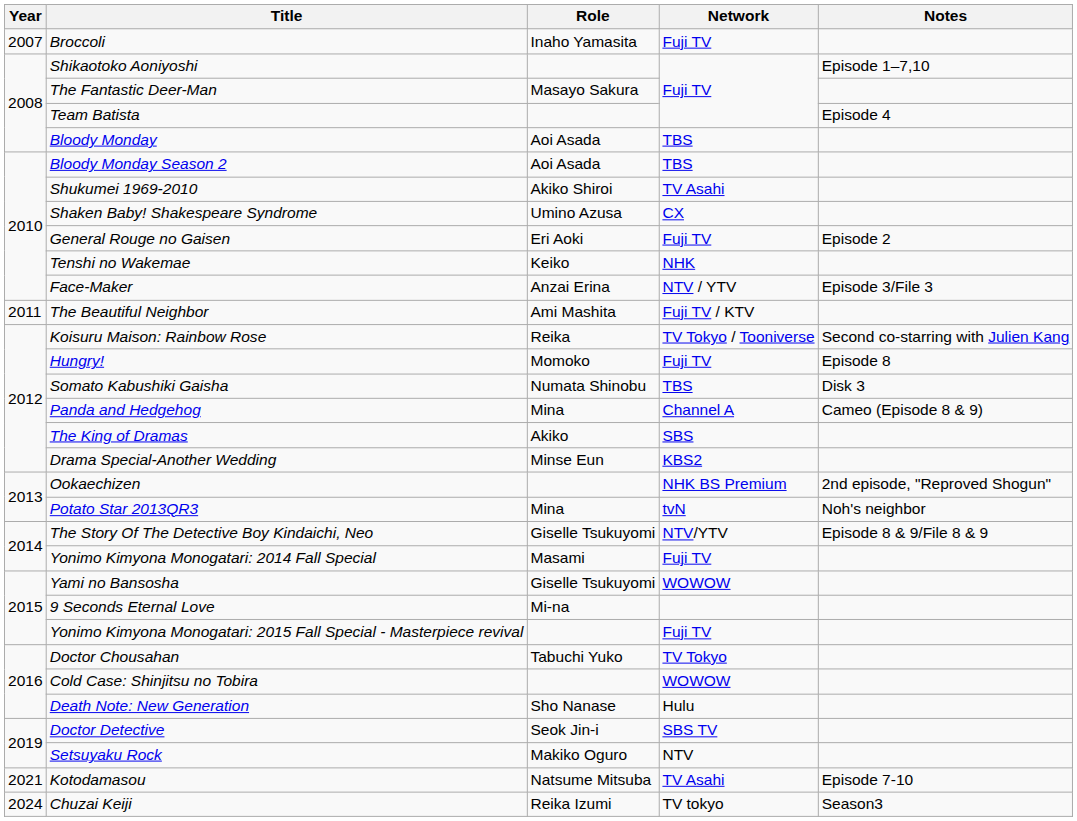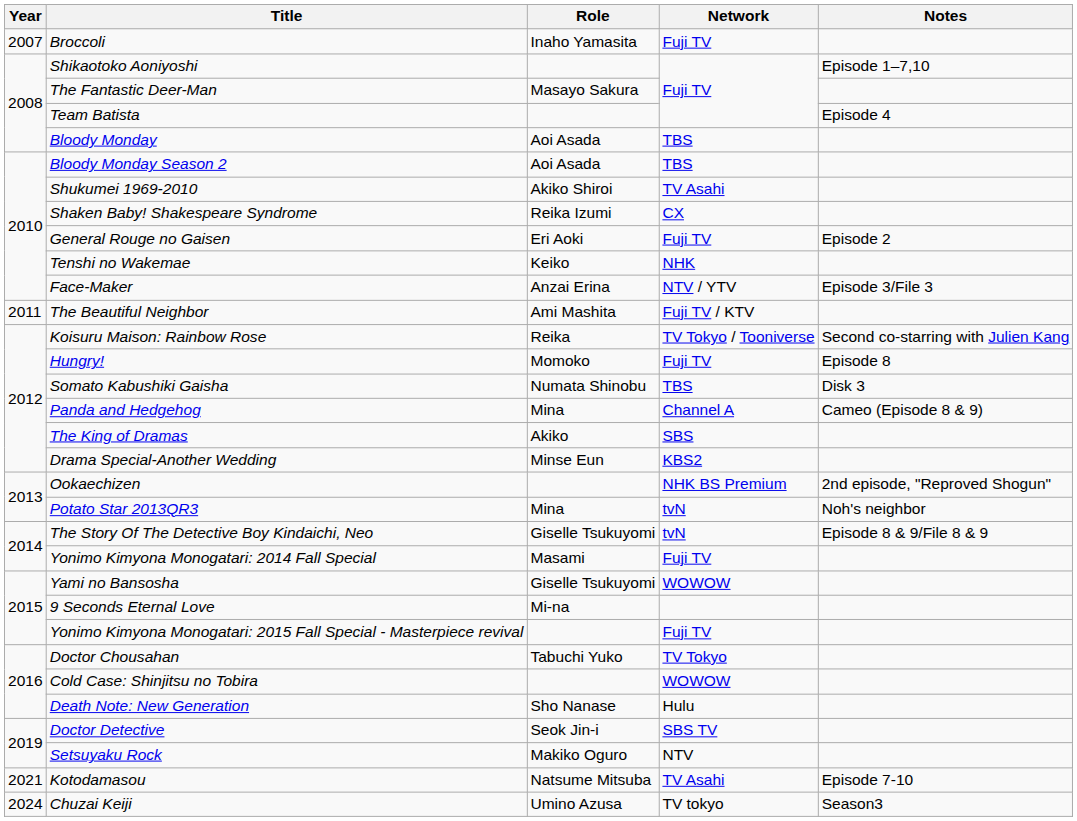(576, 213) Umino Azusa -> (571, 213) Reika Izumi
(695, 533) NTV/YTV -> (674, 533) tvN
(571, 804) Reika Izumi -> (576, 804) Umino Azusa
